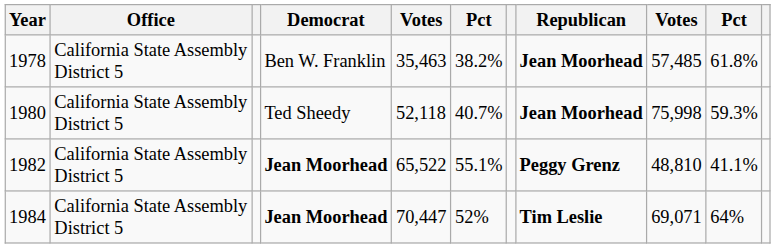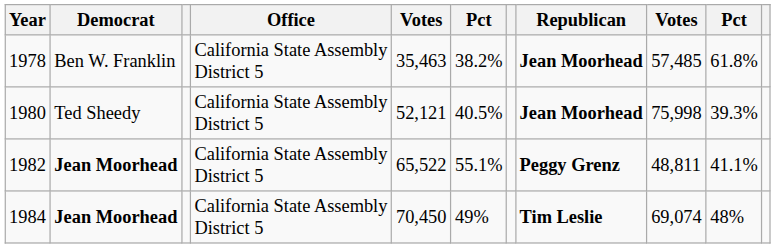columns swapped: (151, 19) <-> (326, 19)
(421, 112) 52,118 -> (421, 112) 52,121
(479, 112) 40.7% -> (479, 112) 40.5%
(734, 112) 59.3% -> (734, 112) 39.3%
(676, 165) 48,810 -> (676, 165) 48,811
(421, 217) 70,447 -> (421, 217) 70,450
(472, 217) 52% -> (472, 217) 49%
(676, 217) 69,071 -> (676, 217) 69,074
(727, 217) 64% -> (727, 217) 48%
